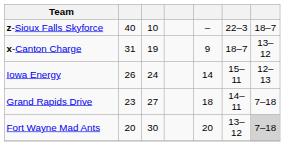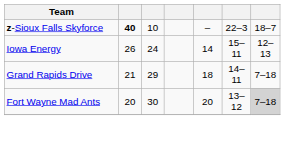(130, 27) normal -> (130, 27) bold
- row: (44, 48)
(130, 101) 23 -> (130, 75) 21
(153, 101) 27 -> (153, 75) 29
